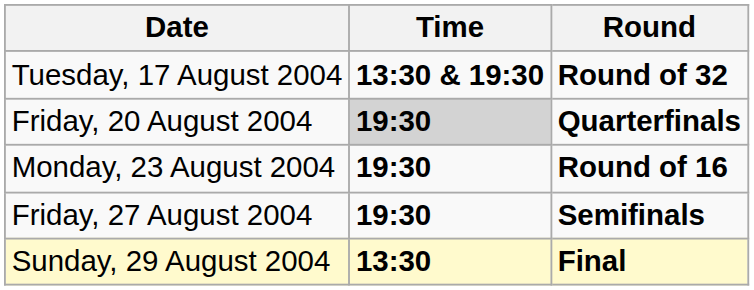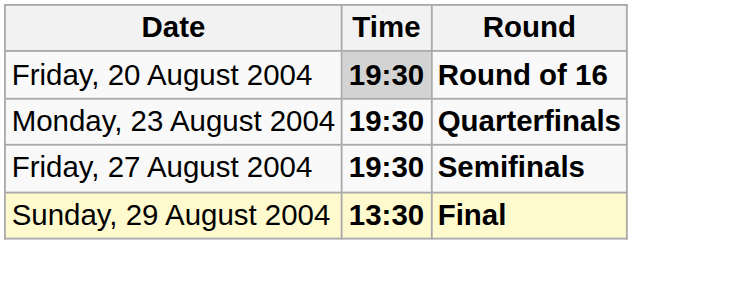- row: (177, 74)
(649, 121) Quarterfinals -> (523, 74) Round of 16
(643, 167) Round of 16 -> (529, 121) Quarterfinals
